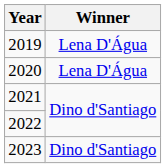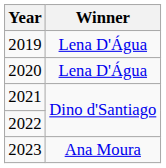(103, 149) Dino d'Santiago -> (103, 149) Ana Moura
